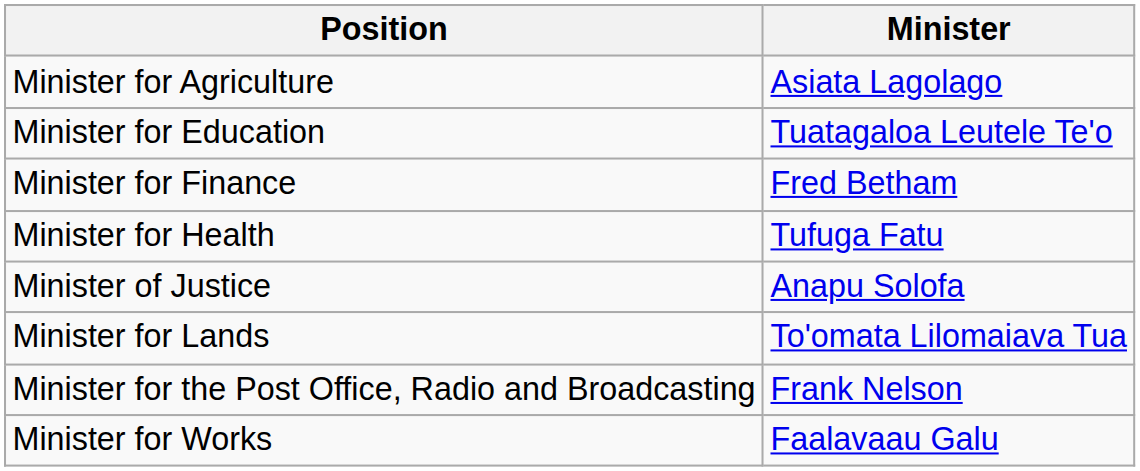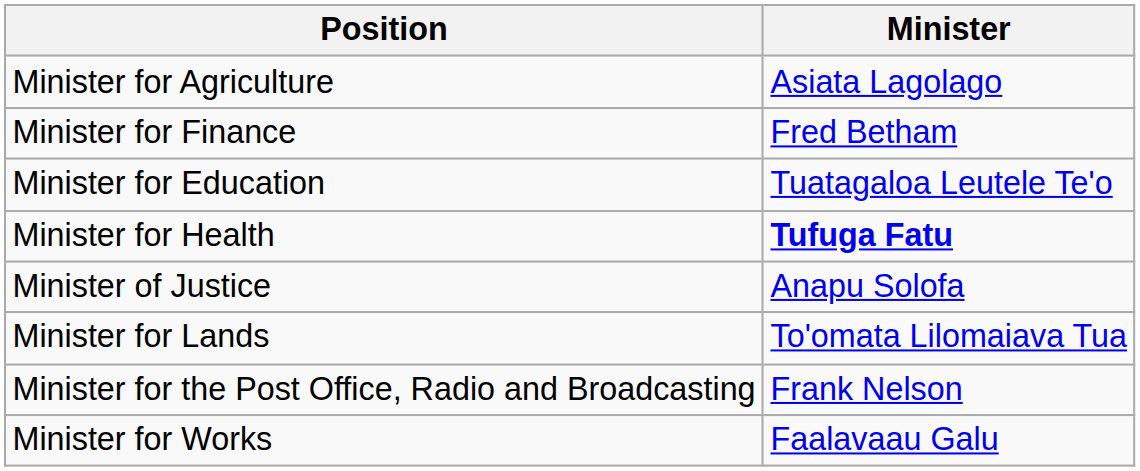rows swapped: (169, 132) <-> (154, 183)
(857, 235) normal -> (862, 235) bold
